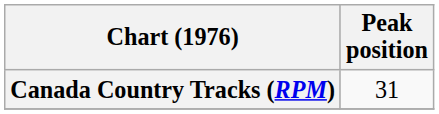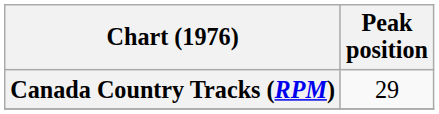(387, 89) 31 -> (387, 89) 29
